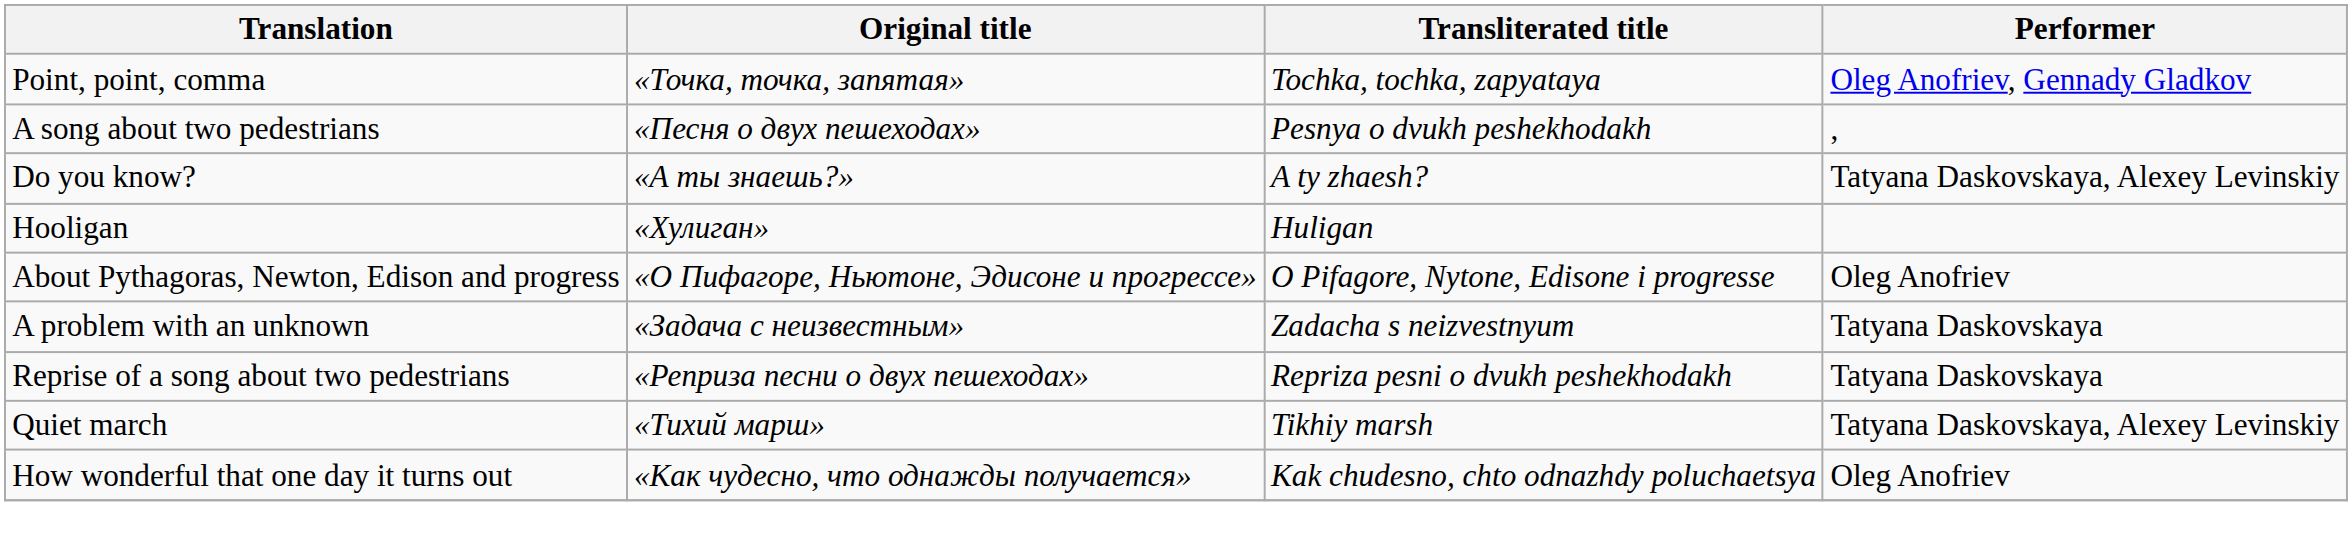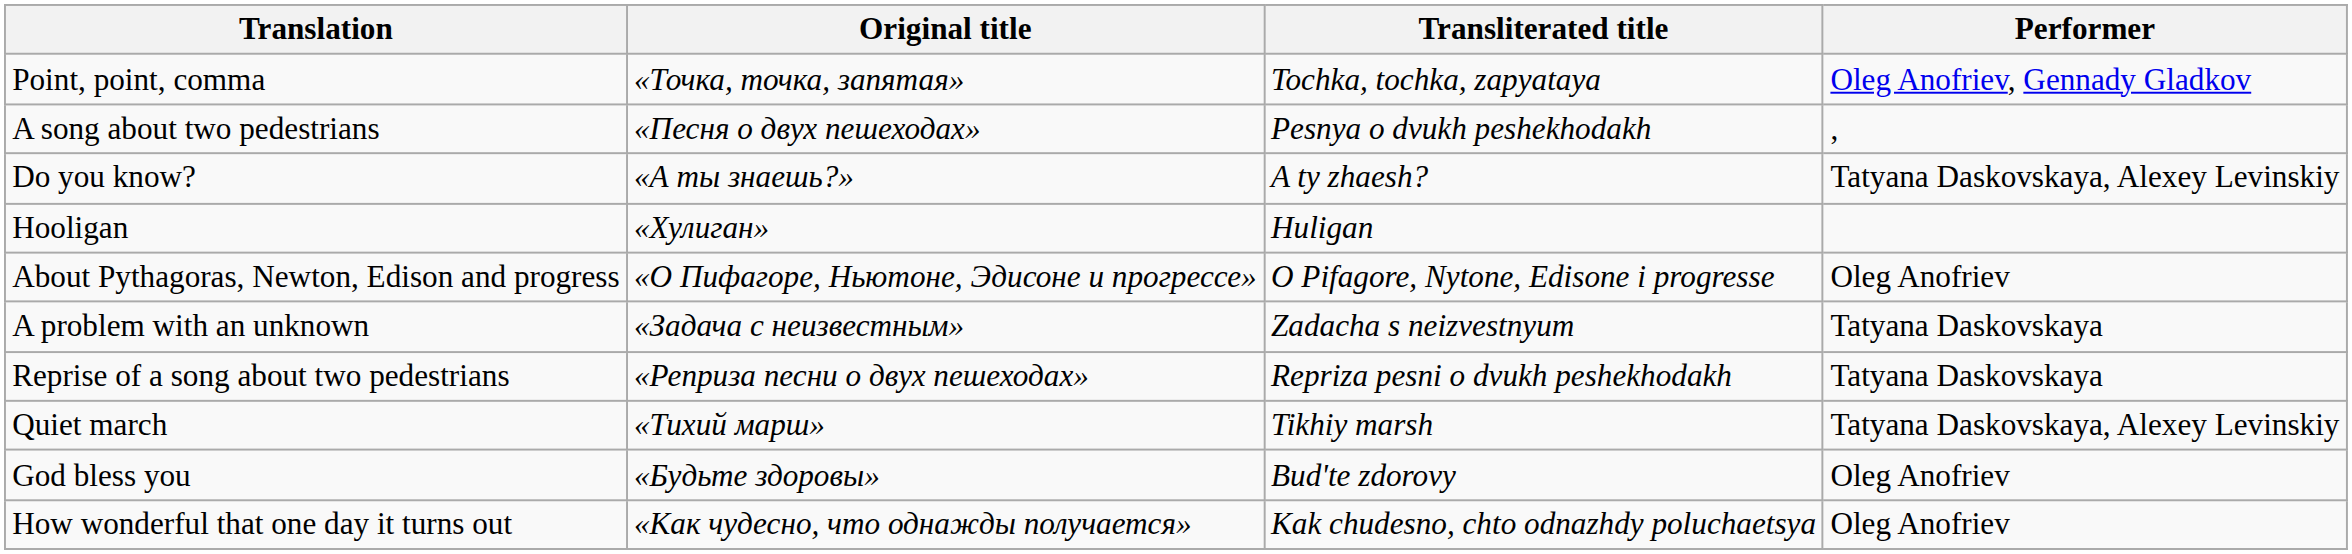+ row: (101, 474)
